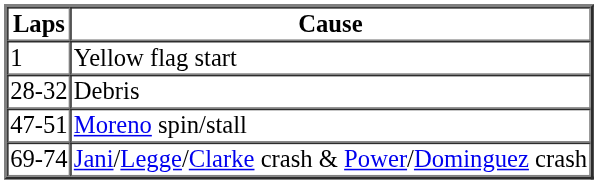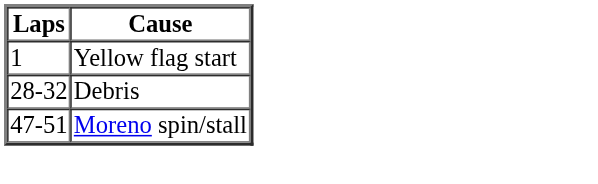- row: (330, 159)
